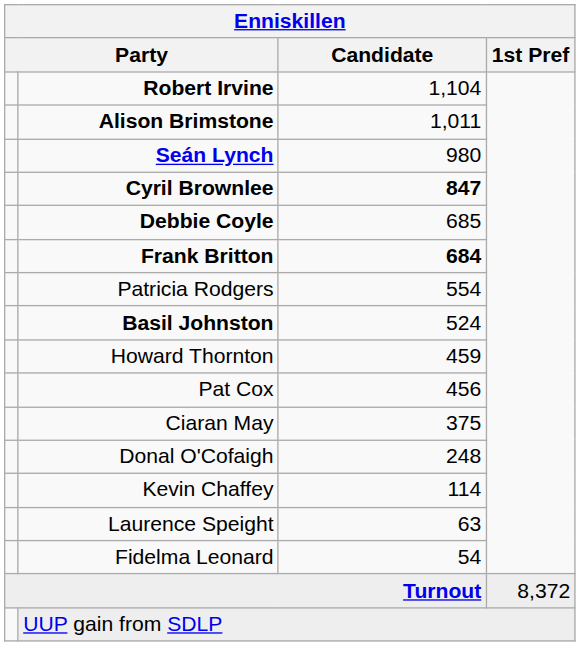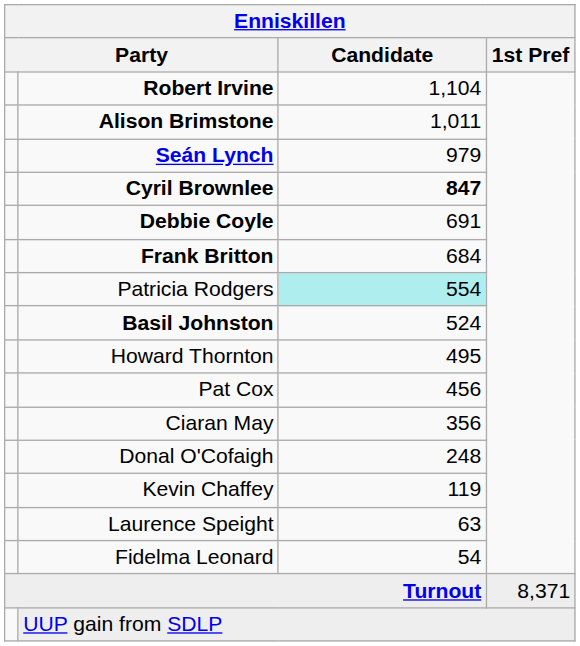(464, 155) 980 -> (464, 155) 979
(464, 222) 685 -> (464, 222) 691
(464, 255) bold -> (464, 255) normal
(464, 289) no background -> (464, 289) paleturquoise background
(464, 356) 459 -> (464, 356) 495
(464, 423) 375 -> (464, 423) 356
(464, 490) 114 -> (464, 490) 119
(544, 590) 8,372 -> (544, 590) 8,371
